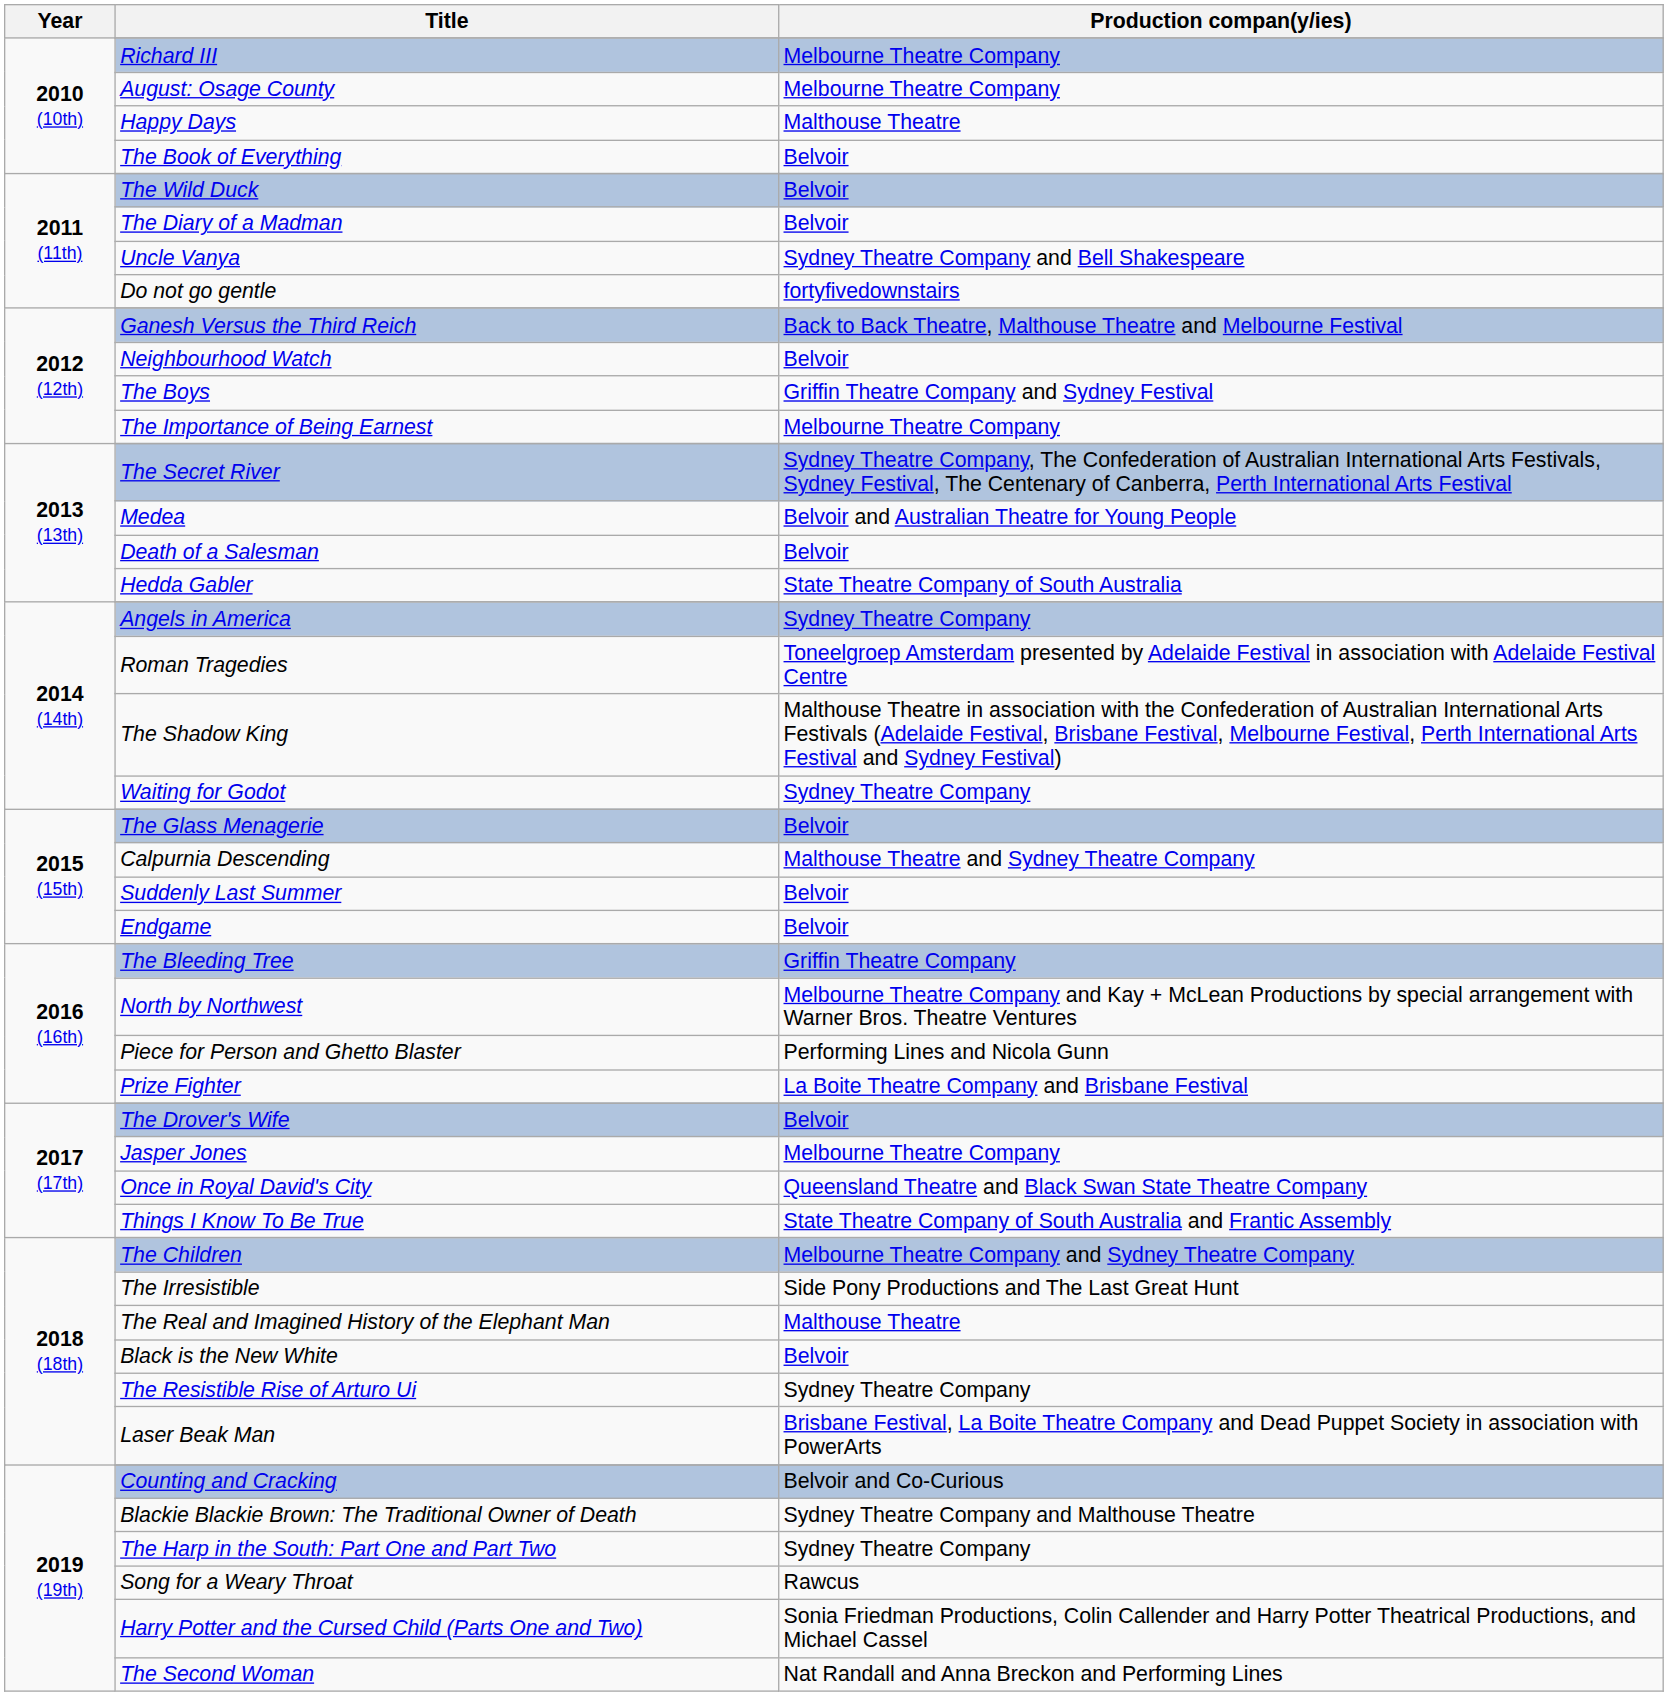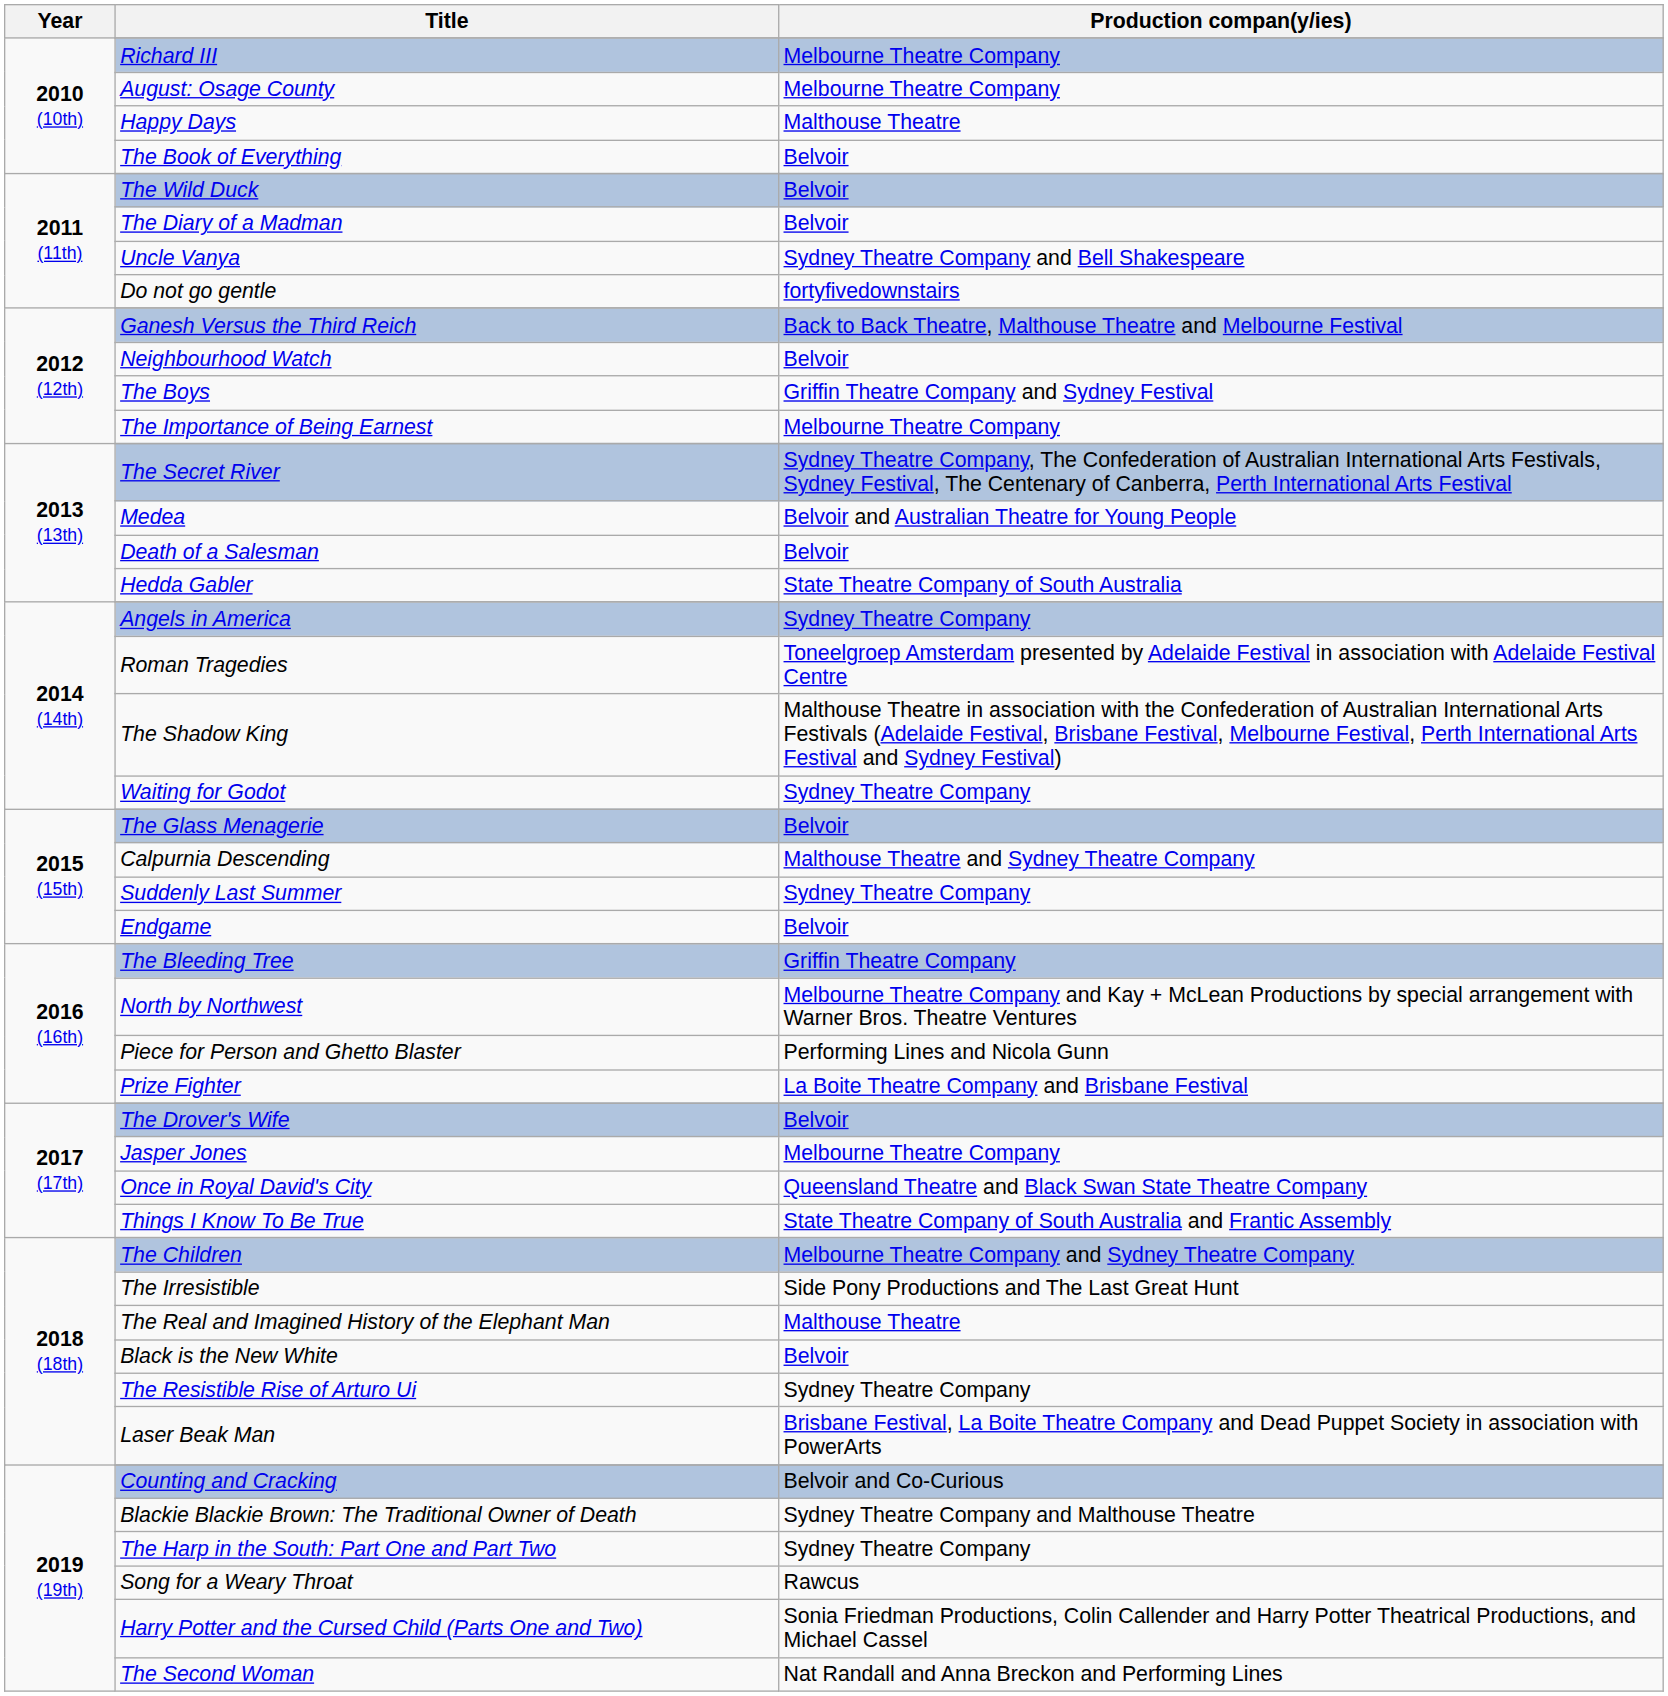(816, 893) Belvoir -> (907, 893) Sydney Theatre Company
